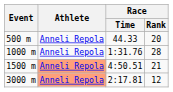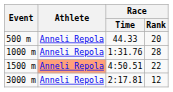(156, 66) 21 -> (156, 66) 22
(72, 80) lightsalmon background -> (72, 80) no background
